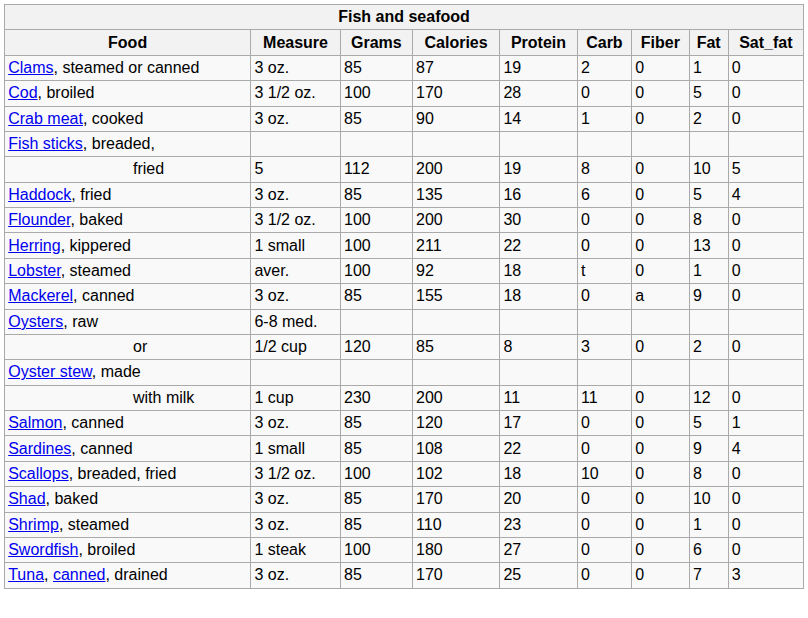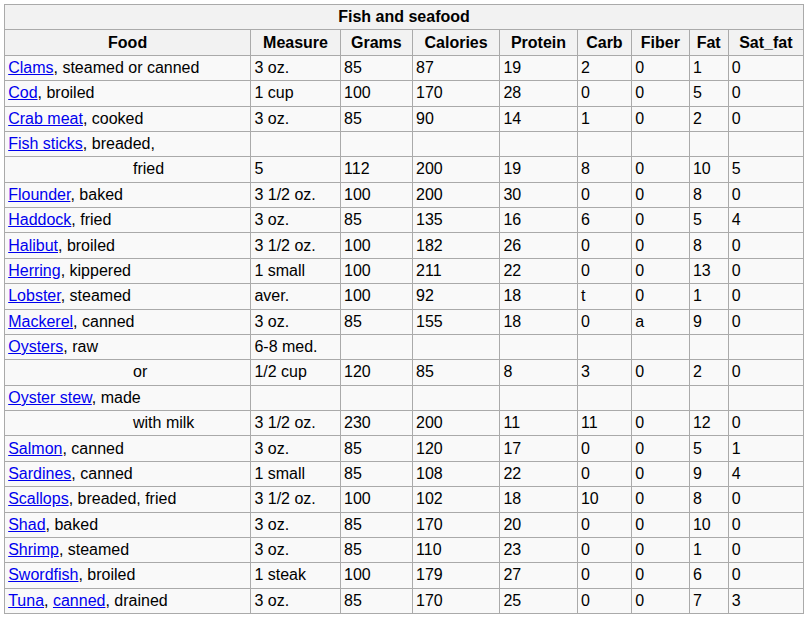(285, 93) 3 1/2 oz. -> (274, 93) 1 cup
rows swapped: (66, 220) <-> (60, 194)
+ row: (62, 245)
(274, 397) 1 cup -> (285, 423) 3 1/2 oz.
(429, 550) 180 -> (429, 575) 179
